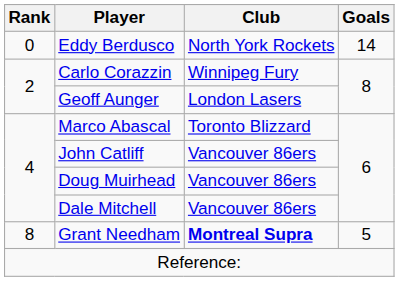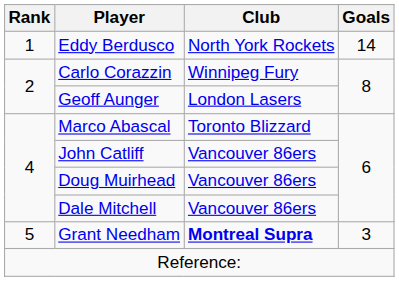(29, 45) 0 -> (29, 45) 1
(29, 235) 8 -> (29, 235) 5
(366, 235) 5 -> (366, 235) 3
